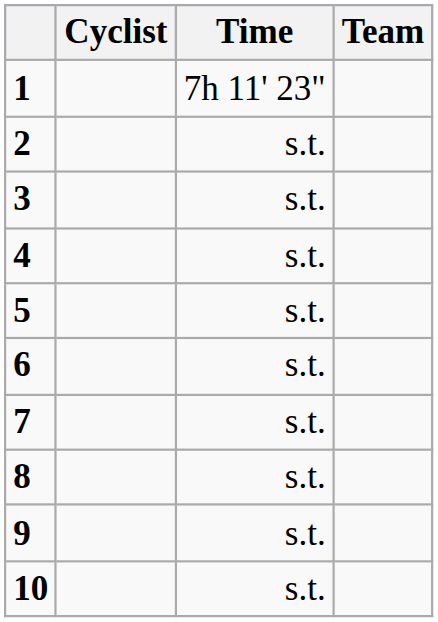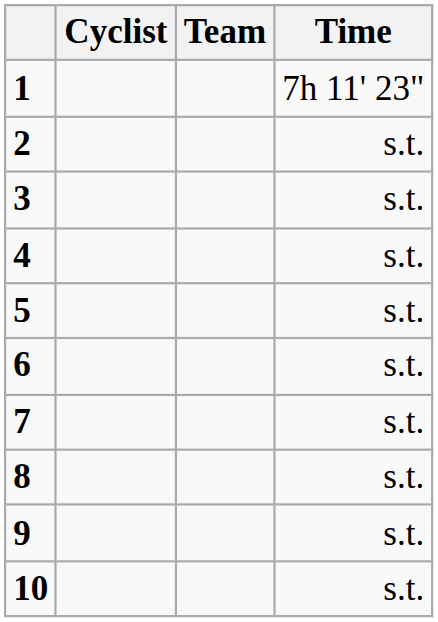columns swapped: (383, 32) <-> (255, 32)
